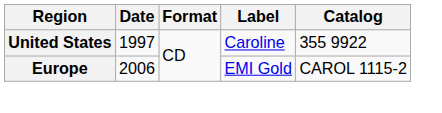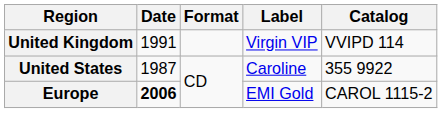+ row: (71, 42)
(137, 42) 1997 -> (158, 68) 1987
(137, 68) normal -> (158, 94) bold
